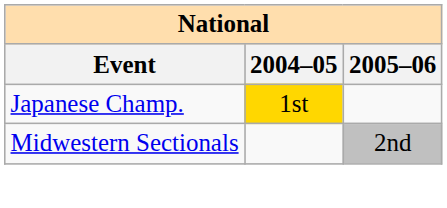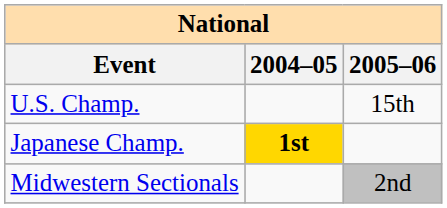+ row: (75, 103)
(294, 103) normal -> (294, 143) bold
